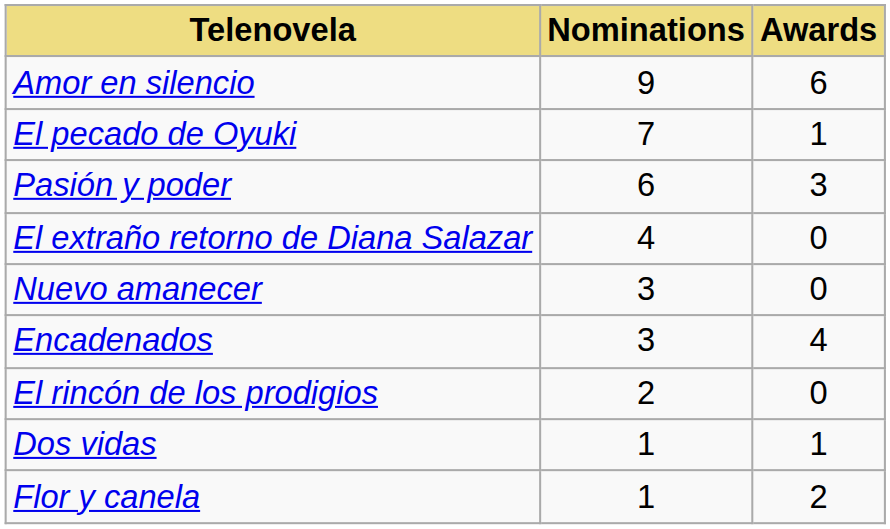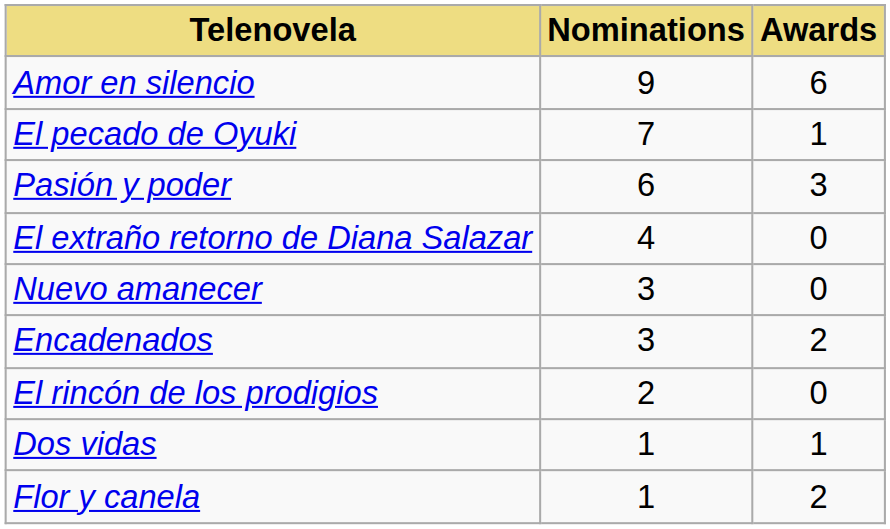(819, 340) 4 -> (819, 340) 2
